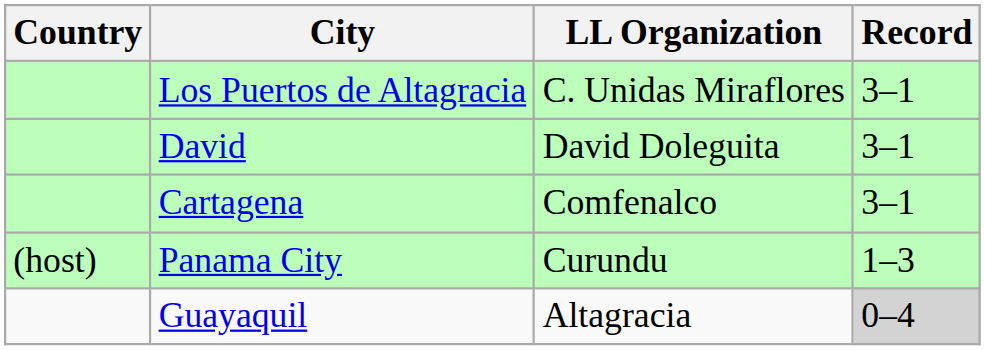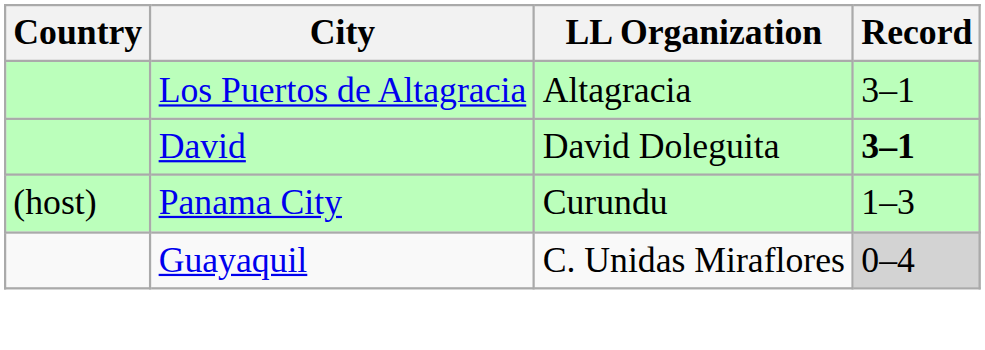(694, 89) C. Unidas Miraflores -> (617, 89) Altagracia
(888, 145) normal -> (888, 145) bold
- row: (231, 202)
(617, 315) Altagracia -> (694, 259) C. Unidas Miraflores
